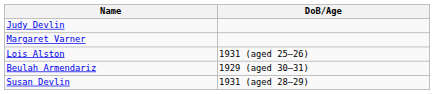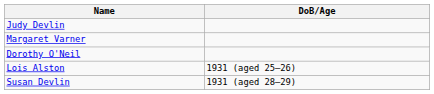+ row: (43, 54)
- row: (51, 68)
